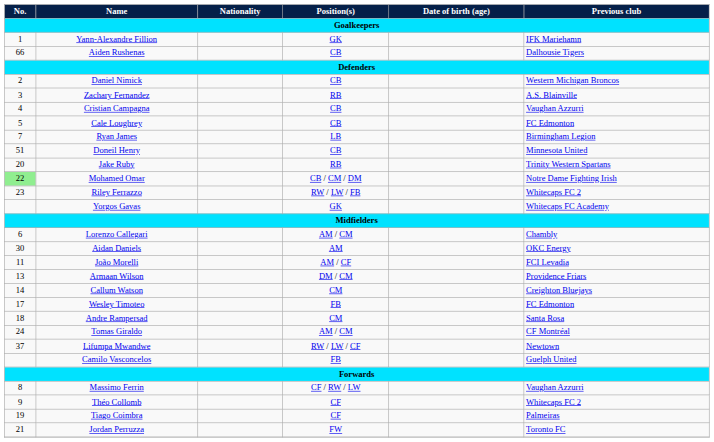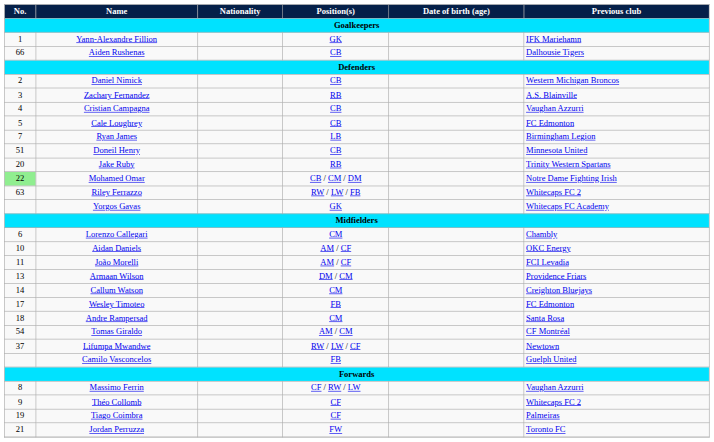(20, 192) 23 -> (20, 192) 63
(336, 234) AM / CM -> (336, 234) CM
(20, 248) 30 -> (20, 248) 10
(336, 248) AM -> (336, 248) AM / CF
(20, 332) 24 -> (20, 332) 54
